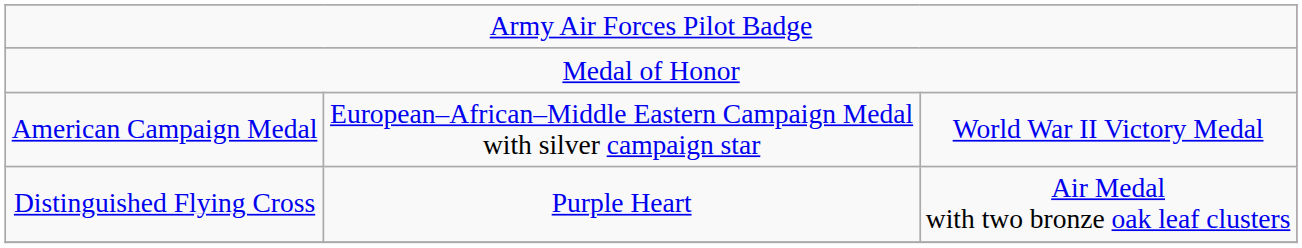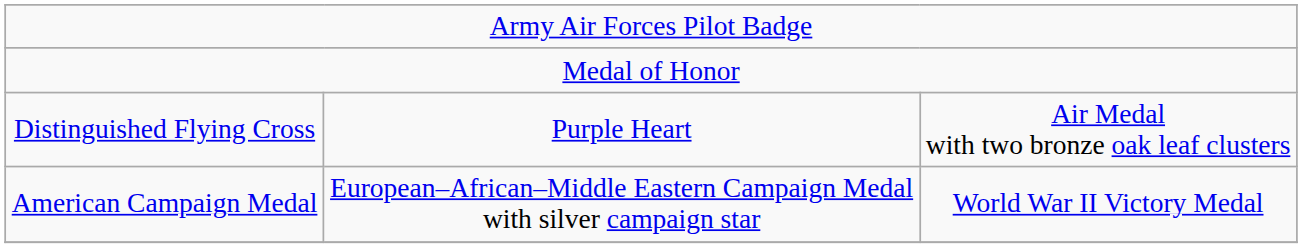rows swapped: (165, 203) <-> (165, 129)
